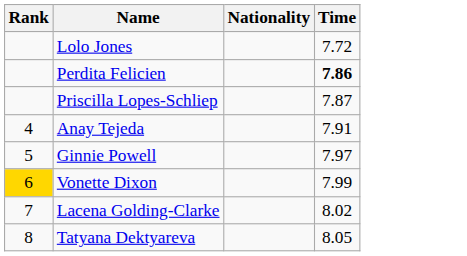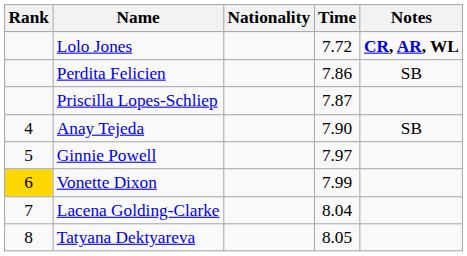+ column: (411, 18)
(337, 73) bold -> (337, 73) normal
(337, 127) 7.91 -> (337, 127) 7.90
(337, 210) 8.02 -> (337, 210) 8.04
